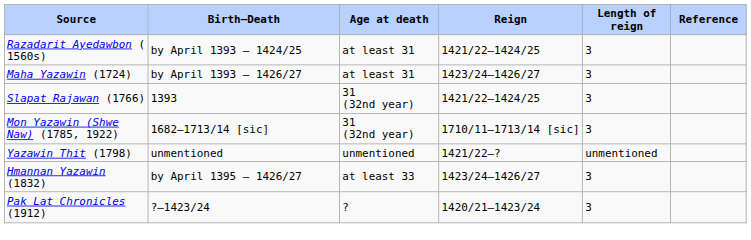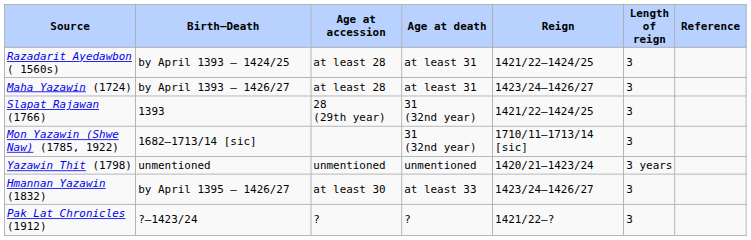+ column: (356, 26)
(471, 153) 1421/22–? -> (544, 165) 1420/21–1423/24
(621, 153) unmentioned -> (649, 165) 3 years
(491, 207) 1420/21–1423/24 -> (525, 220) 1421/22–?
